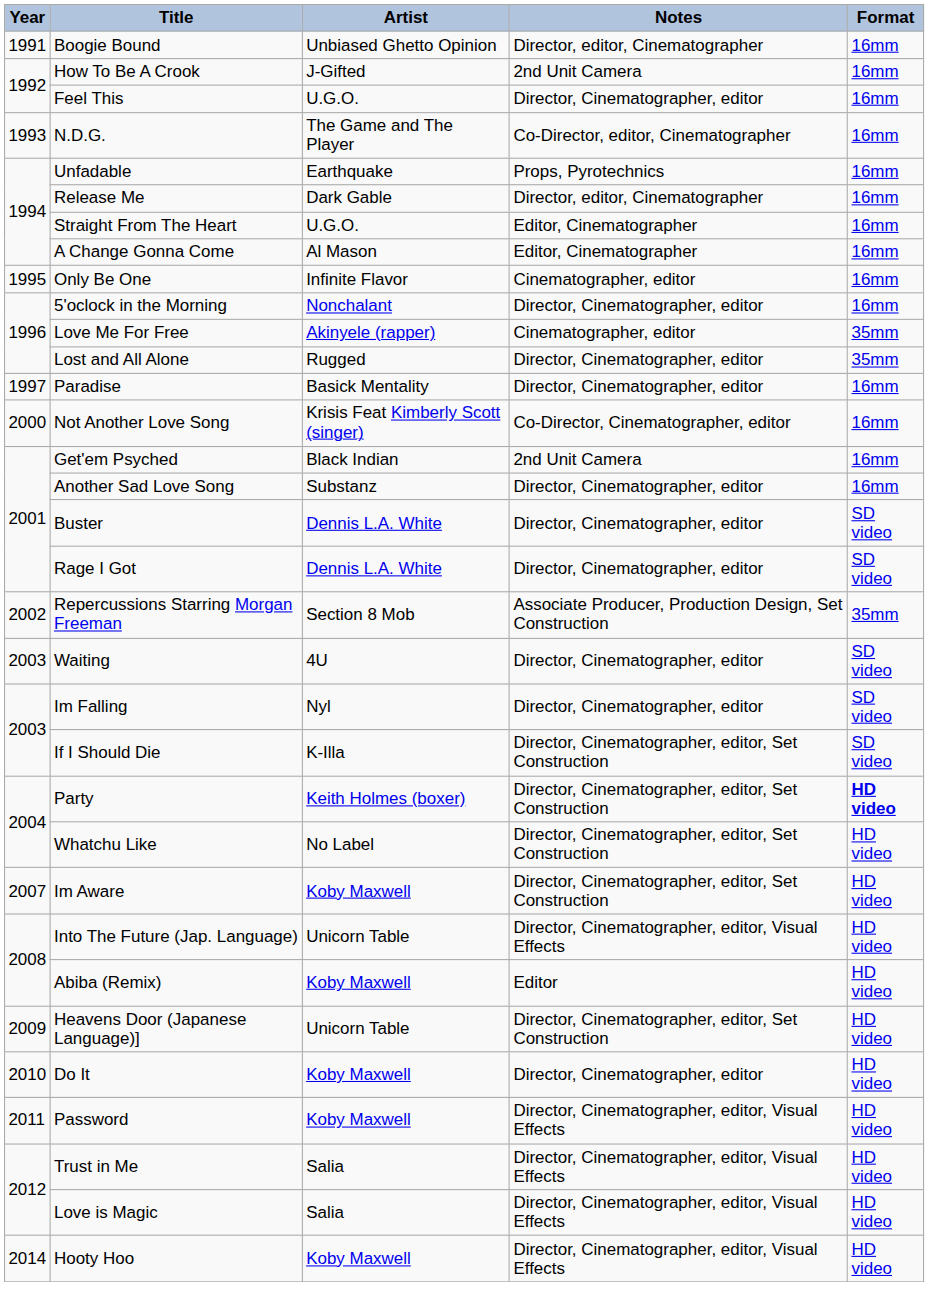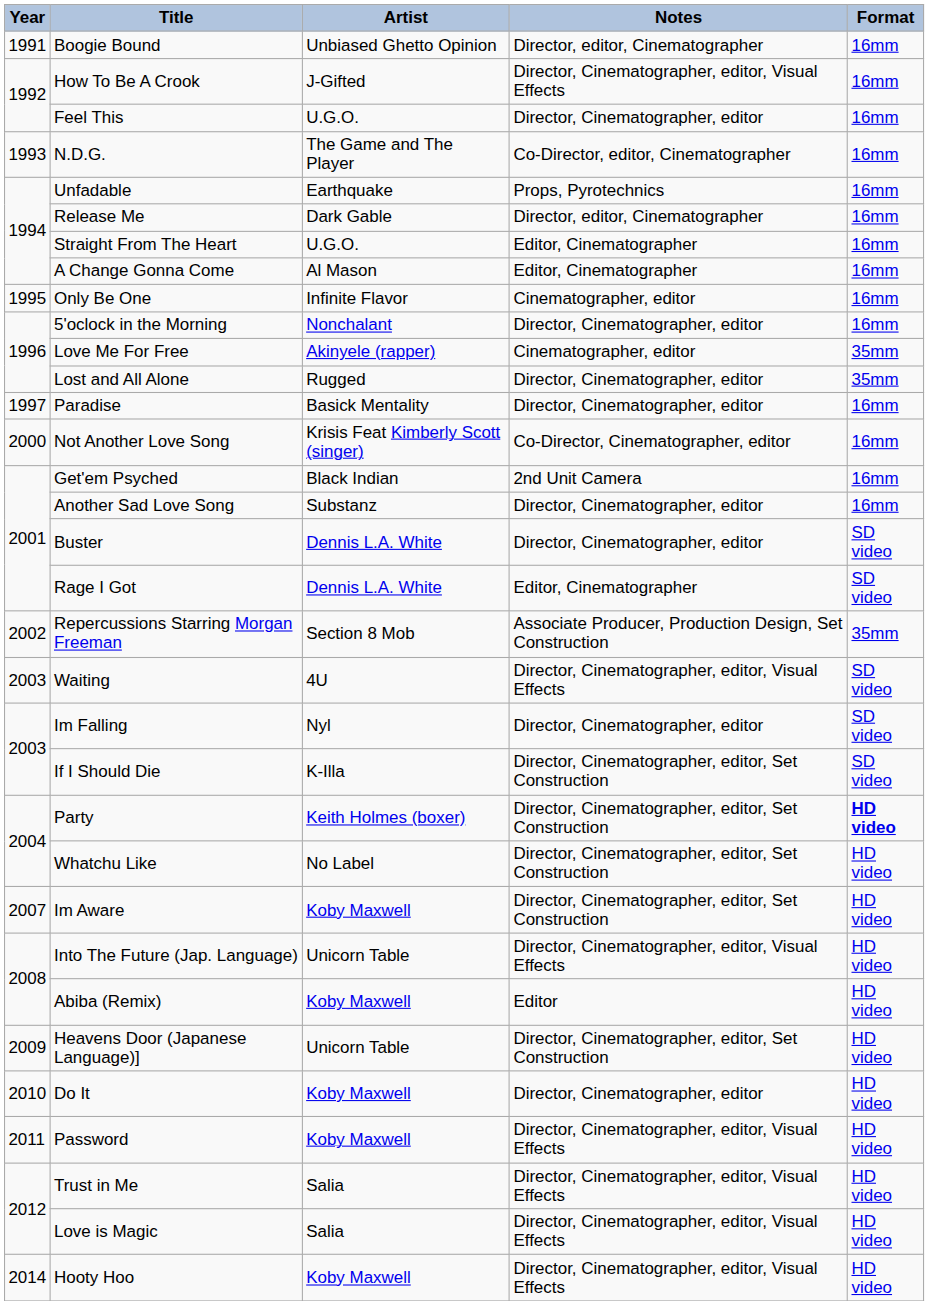(578, 71) 2nd Unit Camera -> (666, 81) Director, Cinematographer, editor, Visual Effects
(638, 568) Director, Cinematographer, editor -> (605, 587) Editor, Cinematographer
(638, 660) Director, Cinematographer, editor -> (666, 679) Director, Cinematographer, editor, Visual Effects
